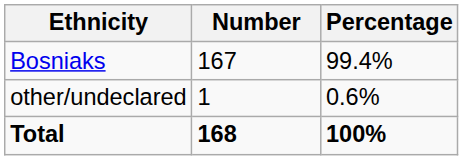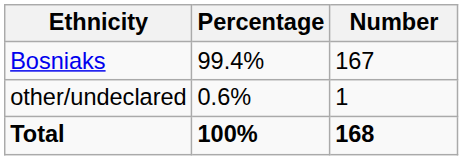columns swapped: (256, 23) <-> (389, 23)
